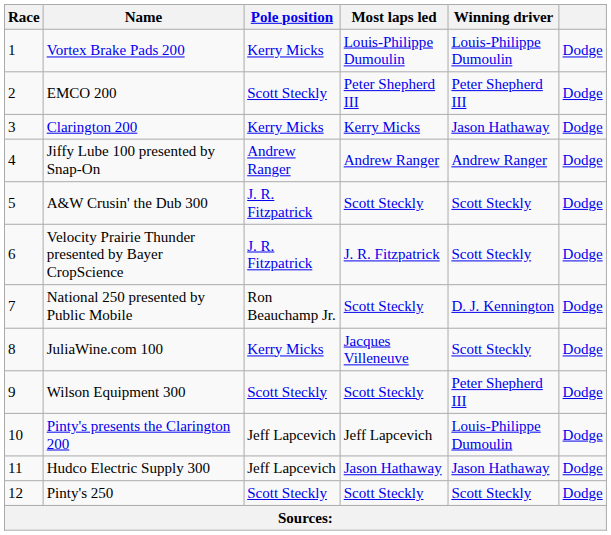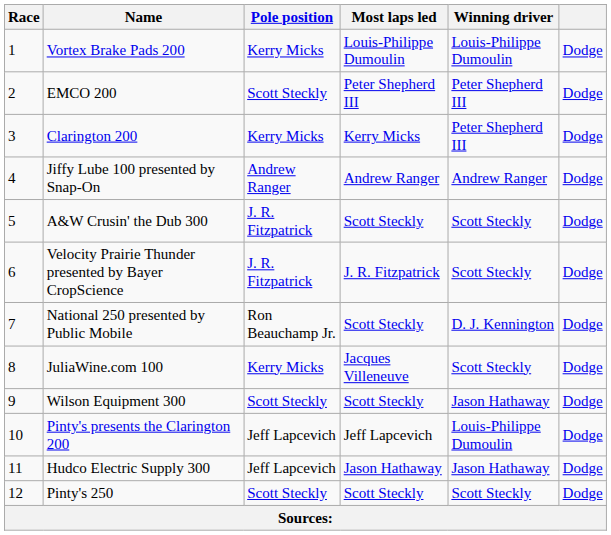(500, 127) Jason Hathaway -> (497, 136) Peter Shepherd III
(497, 391) Peter Shepherd III -> (500, 400) Jason Hathaway
